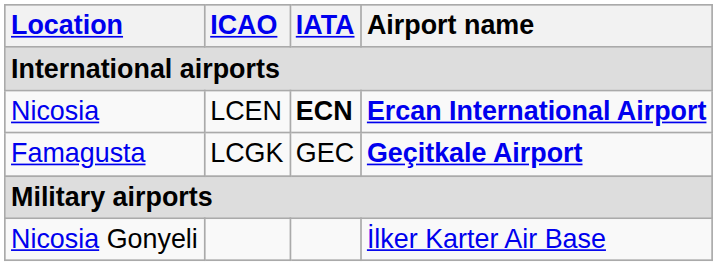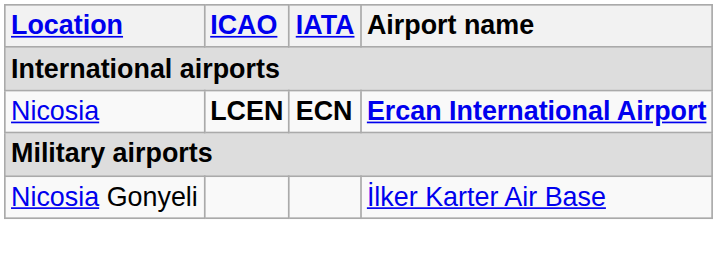(246, 111) normal -> (247, 111) bold
- row: (78, 153)
